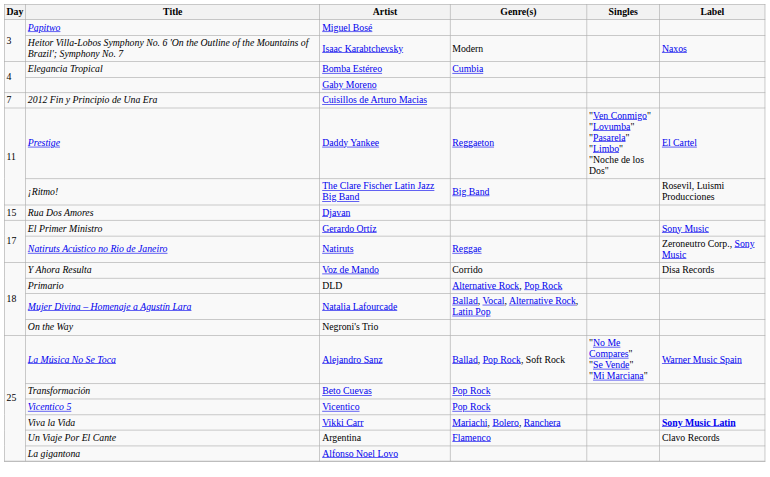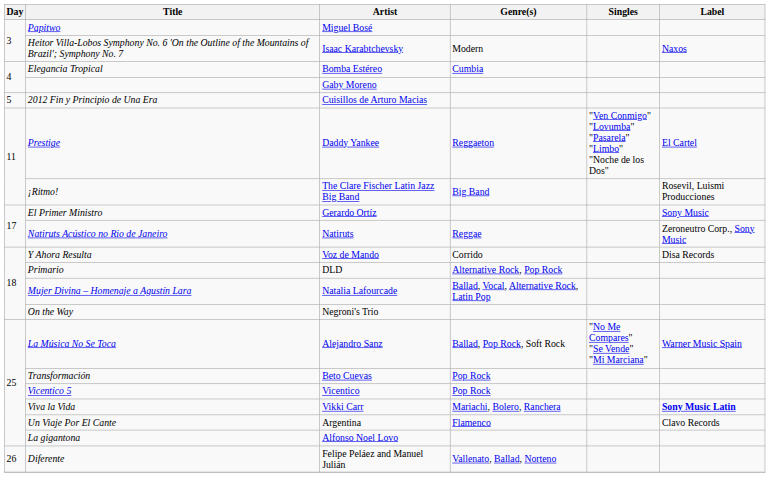(9, 100) 7 -> (9, 100) 5
- row: (61, 212)
+ row: (46, 459)
